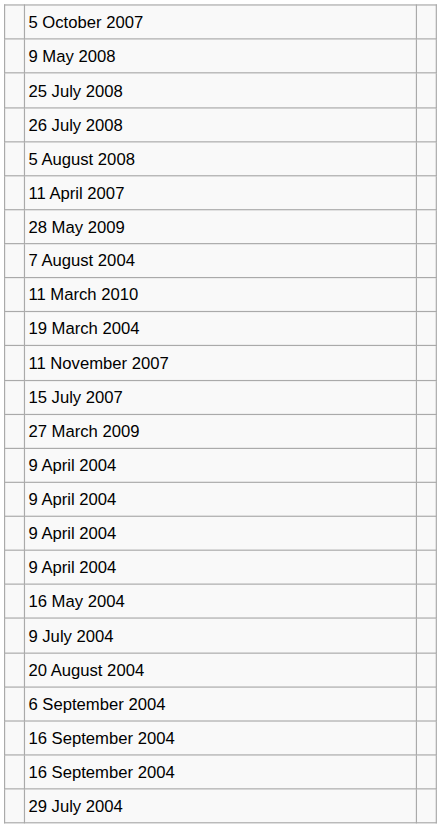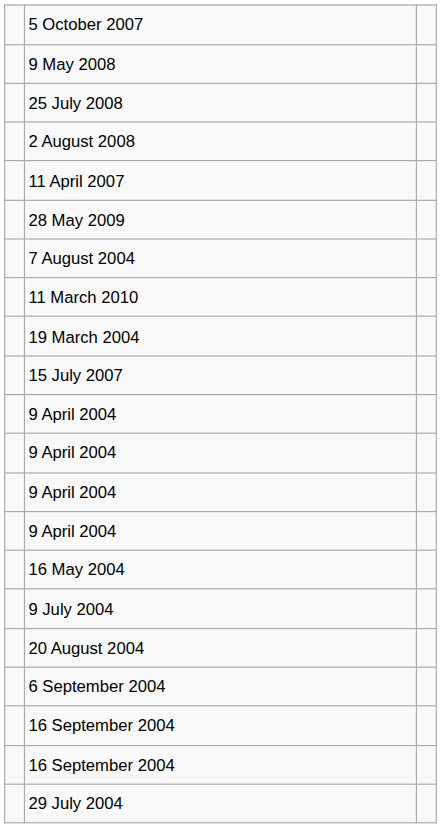- row: (15, 125)
- row: (15, 159)
+ row: (15, 142)
- row: (15, 363)
- row: (15, 431)
